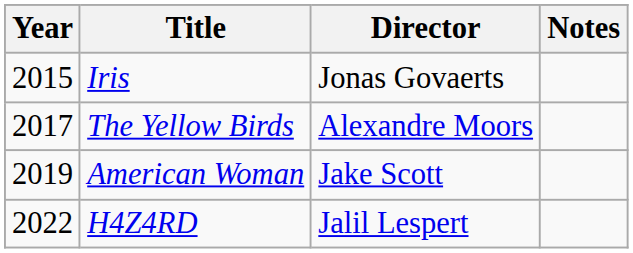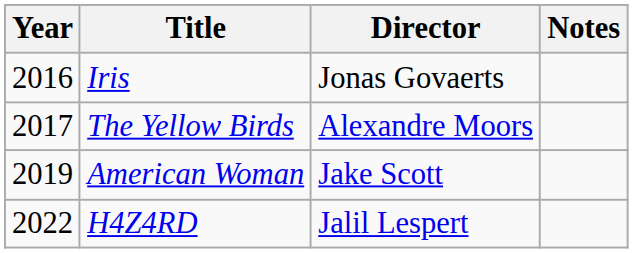(43, 77) 2015 -> (43, 77) 2016
